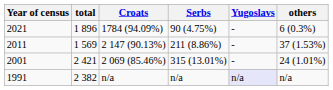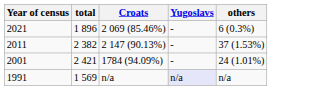- column: (198, 12)
(132, 28) 1784 (94.09%) -> (134, 28) 2 069 (85.46%)
(85, 45) 1 569 -> (85, 45) 2 382
(134, 61) 2 069 (85.46%) -> (132, 61) 1784 (94.09%)
(85, 77) 2 382 -> (85, 77) 1 569
